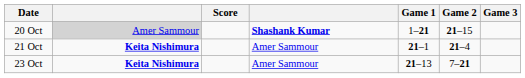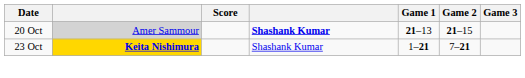(419, 30) 1–21 -> (419, 30) 21–13
- row: (28, 47)
(162, 64) no background -> (162, 47) gold background
(285, 64) Amer Sammour -> (287, 47) Shashank Kumar
(419, 64) 21–13 -> (419, 47) 1–21
